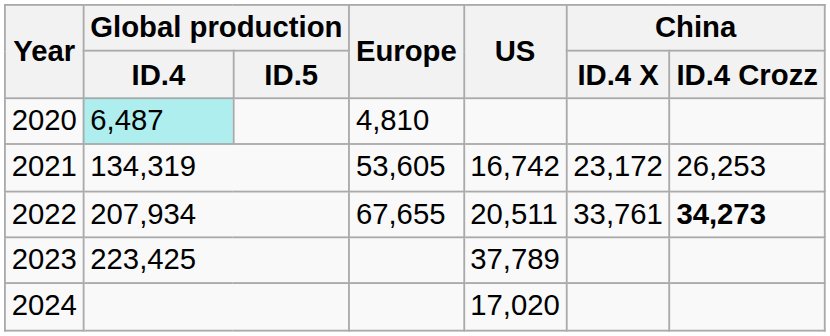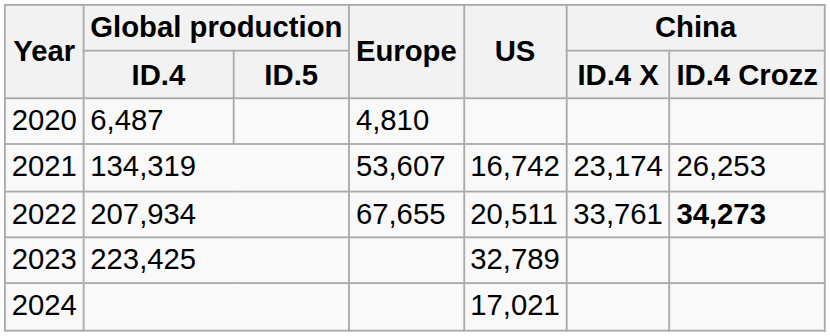(127, 120) paleturquoise background -> (127, 120) no background
(401, 167) 53,605 -> (401, 167) 53,607
(618, 167) 23,172 -> (618, 167) 23,174
(515, 259) 37,789 -> (515, 259) 32,789
(515, 306) 17,020 -> (515, 306) 17,021
